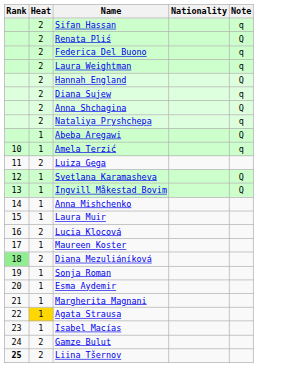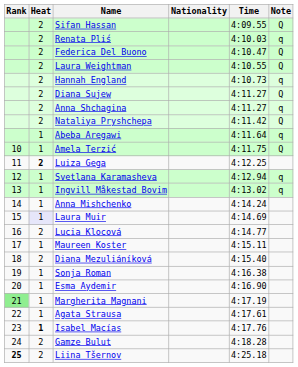+ column: (249, 11)
(241, 25) q -> (281, 25) Q
(241, 39) Q -> (281, 39) q
(241, 53) q -> (281, 53) Q
(241, 66) q -> (281, 66) Q
(241, 80) Q -> (281, 80) q
(241, 94) q -> (281, 94) Q
(241, 108) Q -> (281, 108) q
(241, 121) q -> (281, 121) Q
(241, 135) Q -> (281, 135) q
(241, 149) q -> (281, 149) Q
(41, 163) normal -> (41, 163) bold
(241, 176) Q -> (281, 176) q
(241, 190) Q -> (281, 190) q
(41, 218) no background -> (41, 218) lavender background
(17, 259) lightgreen background -> (17, 259) no background
(17, 300) no background -> (17, 300) lightgreen background
(41, 314) gold background -> (41, 314) no background
(41, 328) normal -> (41, 328) bold
